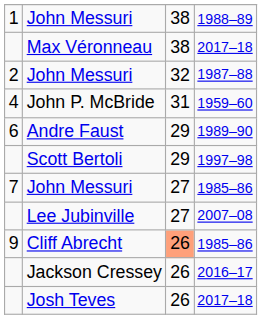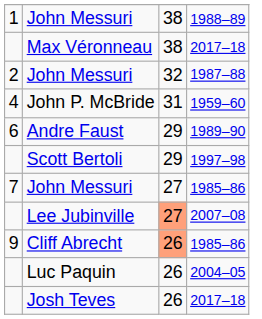(180, 215) no background -> (173, 215) lightsalmon background
+ row: (71, 272)
- row: (94, 272)
